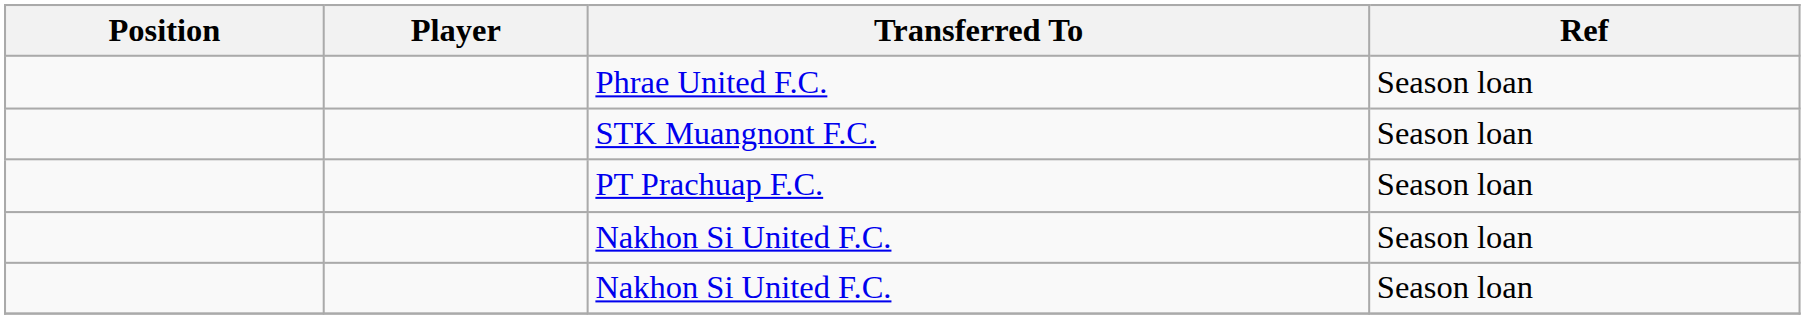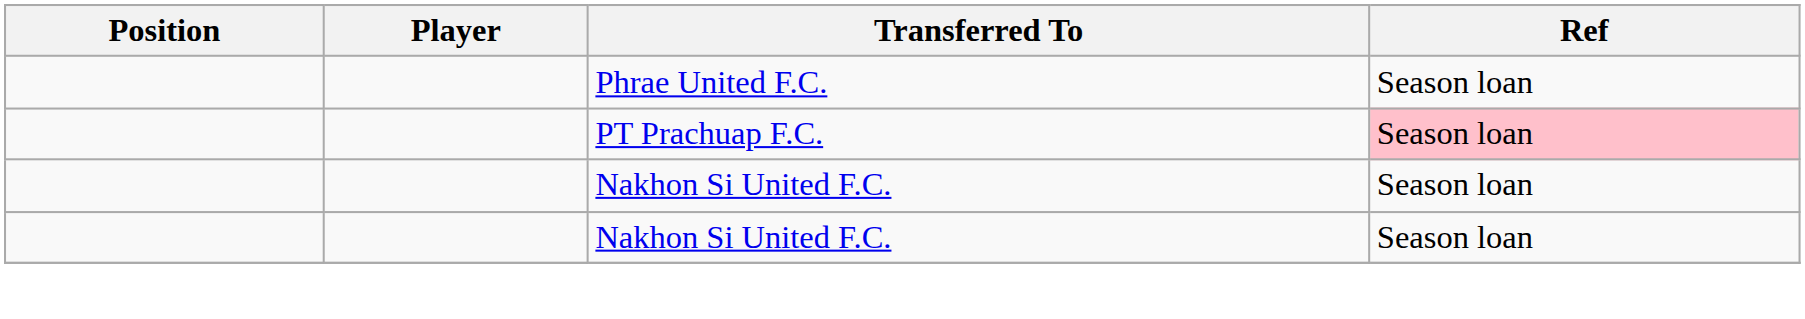- row: (164, 134)
(1455, 184) no background -> (1455, 133) pink background
